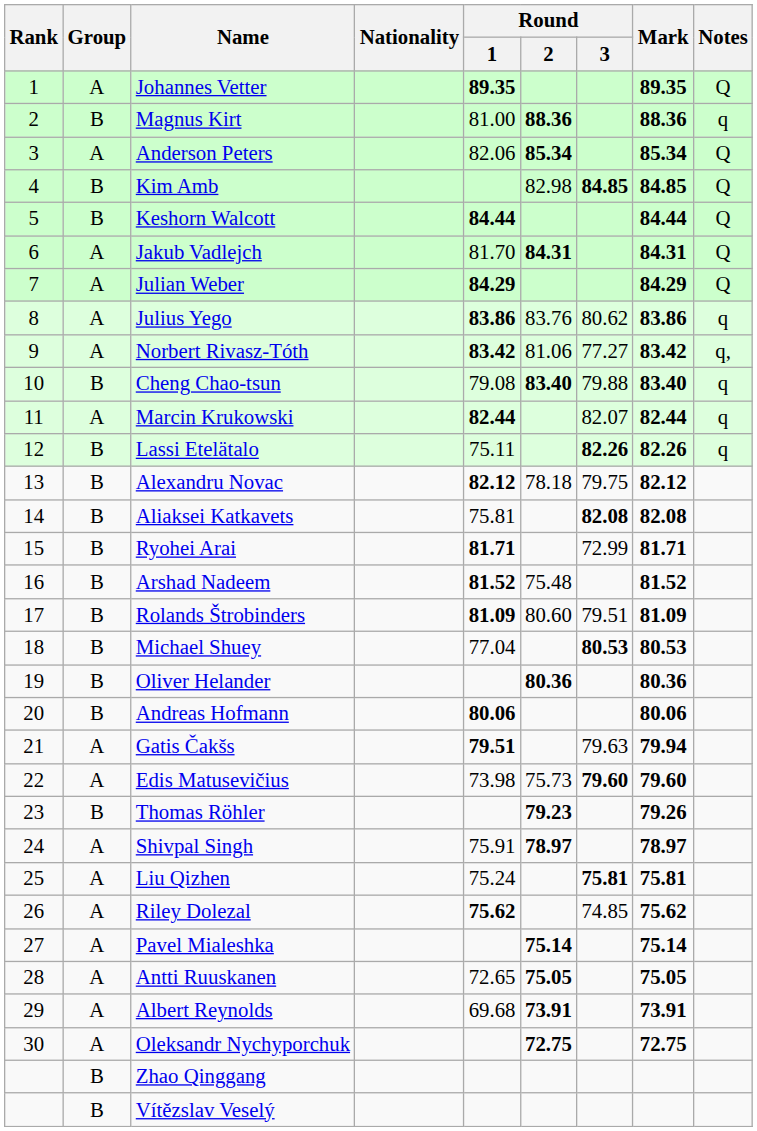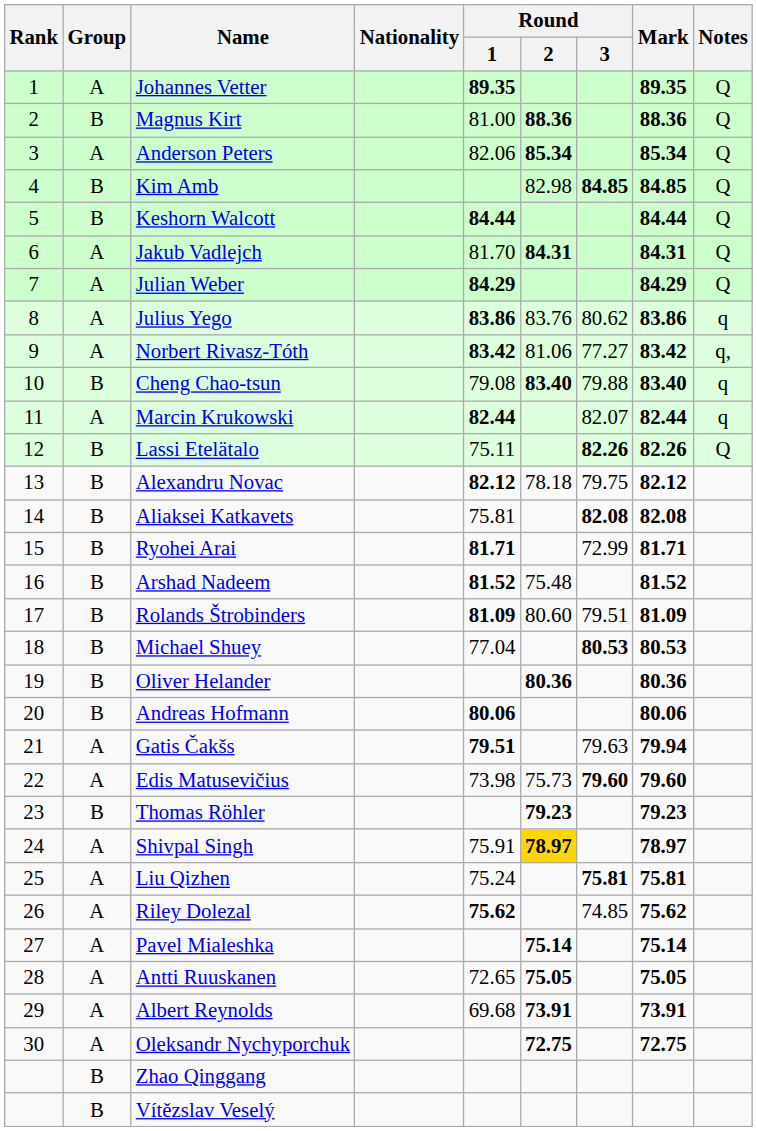(723, 119) q -> (723, 119) Q
(723, 449) q -> (723, 449) Q
(663, 812) 79.26 -> (663, 812) 79.23
(548, 845) no background -> (548, 845) gold background
